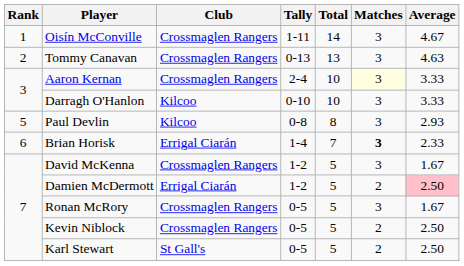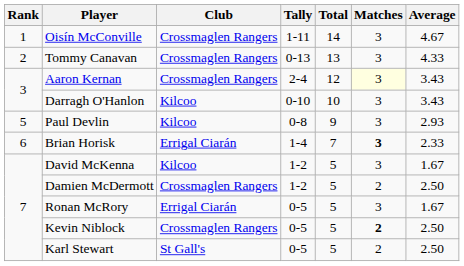(432, 57) 4.63 -> (432, 57) 4.33
(333, 79) 10 -> (333, 79) 12
(432, 79) 3.33 -> (432, 79) 3.43
(432, 100) 3.33 -> (432, 100) 3.43
(333, 121) 8 -> (333, 121) 9
(219, 164) Crossmaglen Rangers -> (178, 164) Kilcoo
(198, 185) Errigal Ciarán -> (219, 185) Crossmaglen Rangers
(432, 185) pink background -> (432, 185) no background
(219, 206) Crossmaglen Rangers -> (198, 206) Errigal Ciarán
(378, 228) normal -> (378, 228) bold
